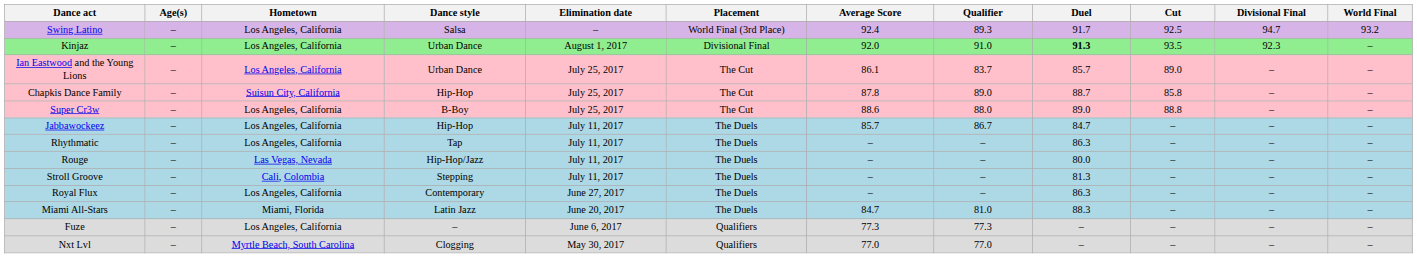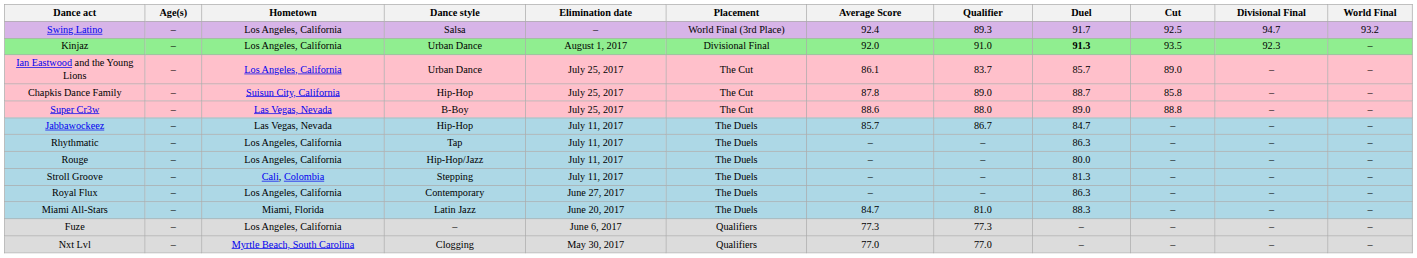(293, 109) Los Angeles, California -> (293, 109) Las Vegas, Nevada
(293, 126) Los Angeles, California -> (293, 126) Las Vegas, Nevada
(293, 160) Las Vegas, Nevada -> (293, 160) Los Angeles, California
